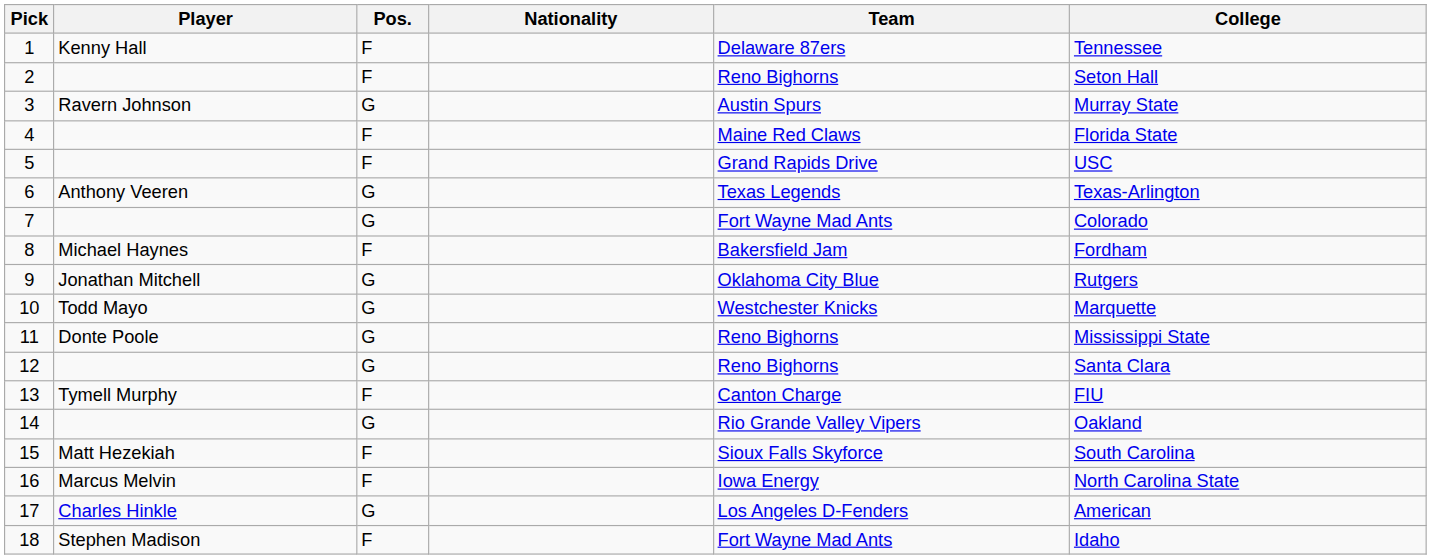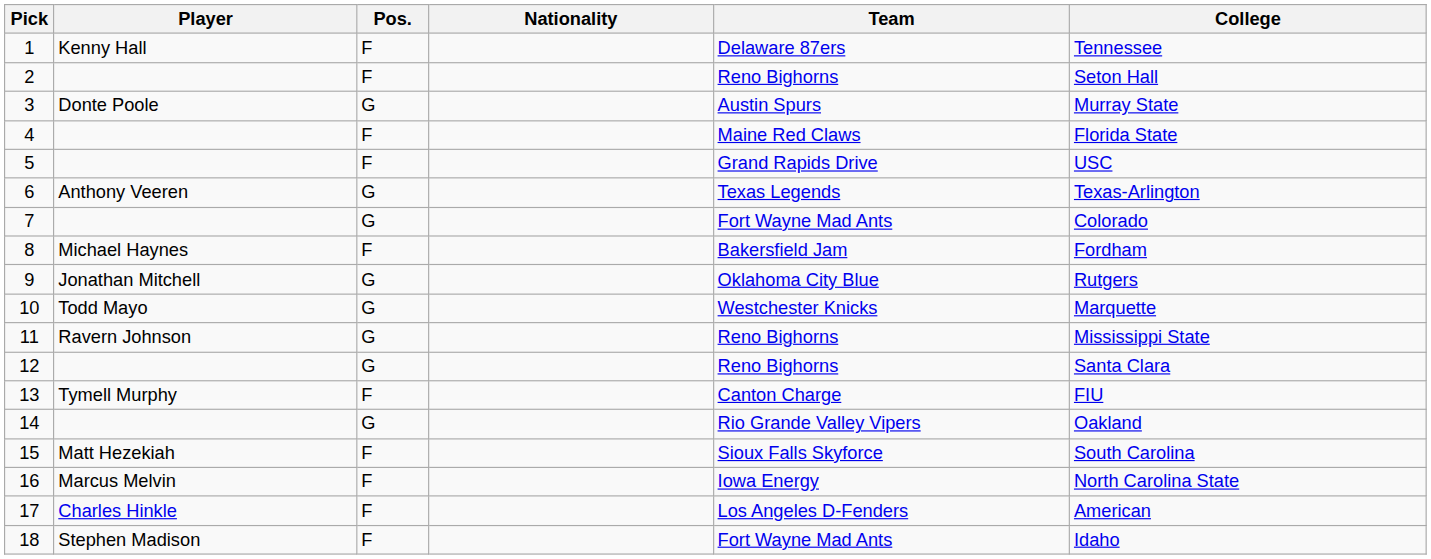(125, 105) Ravern Johnson -> (109, 105) Donte Poole
(109, 337) Donte Poole -> (125, 337) Ravern Johnson
(368, 510) G -> (367, 510) F
